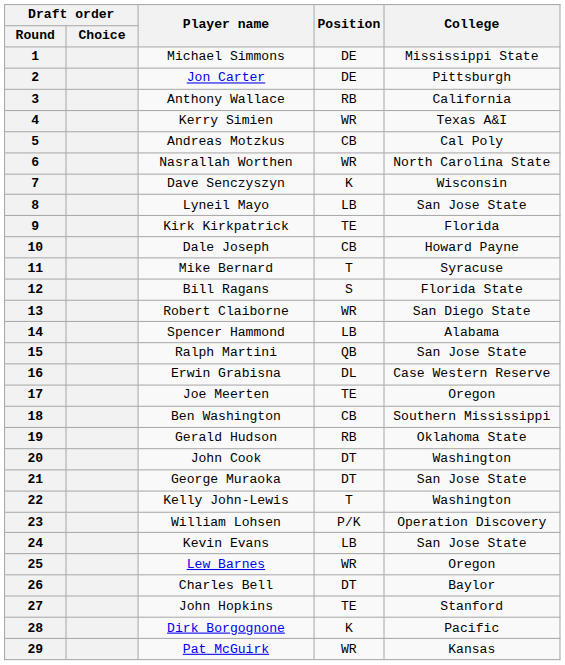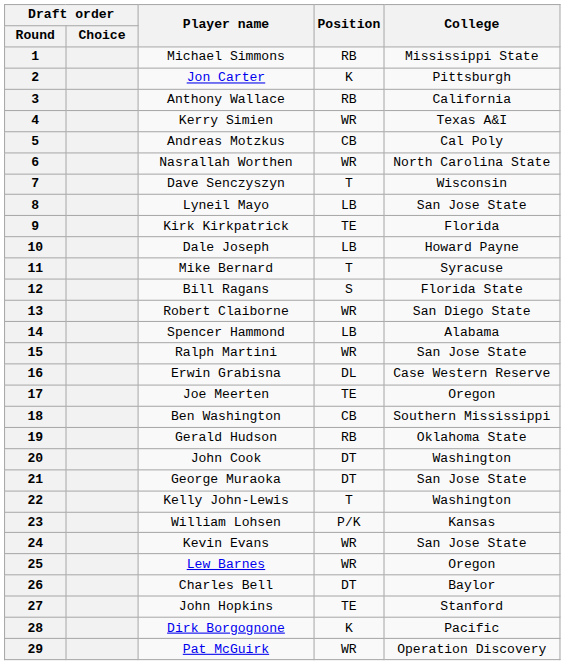(349, 58) DE -> (349, 58) RB
(349, 79) DE -> (349, 79) K
(349, 185) K -> (349, 185) T
(349, 248) CB -> (349, 248) LB
(349, 354) QB -> (349, 354) WR
(472, 523) Operation Discovery -> (472, 523) Kansas
(349, 544) LB -> (349, 544) WR
(472, 649) Kansas -> (472, 649) Operation Discovery
